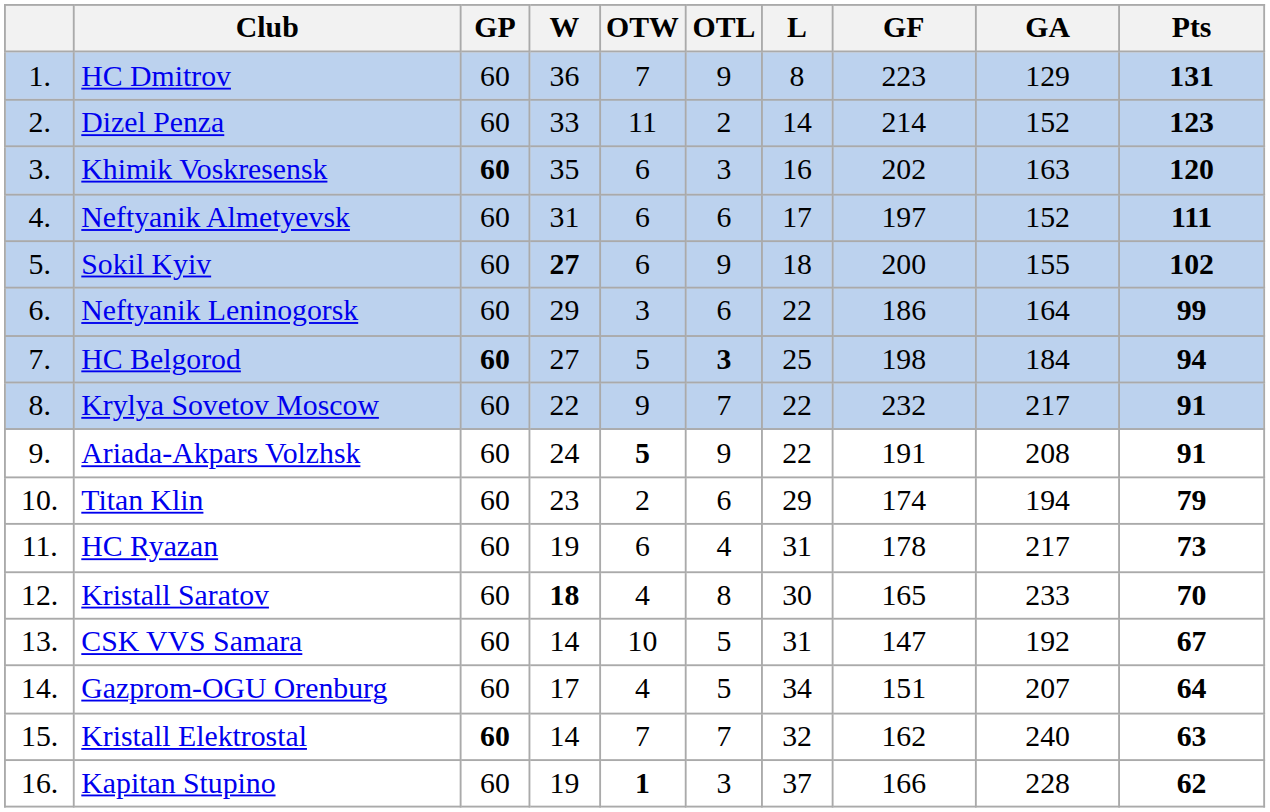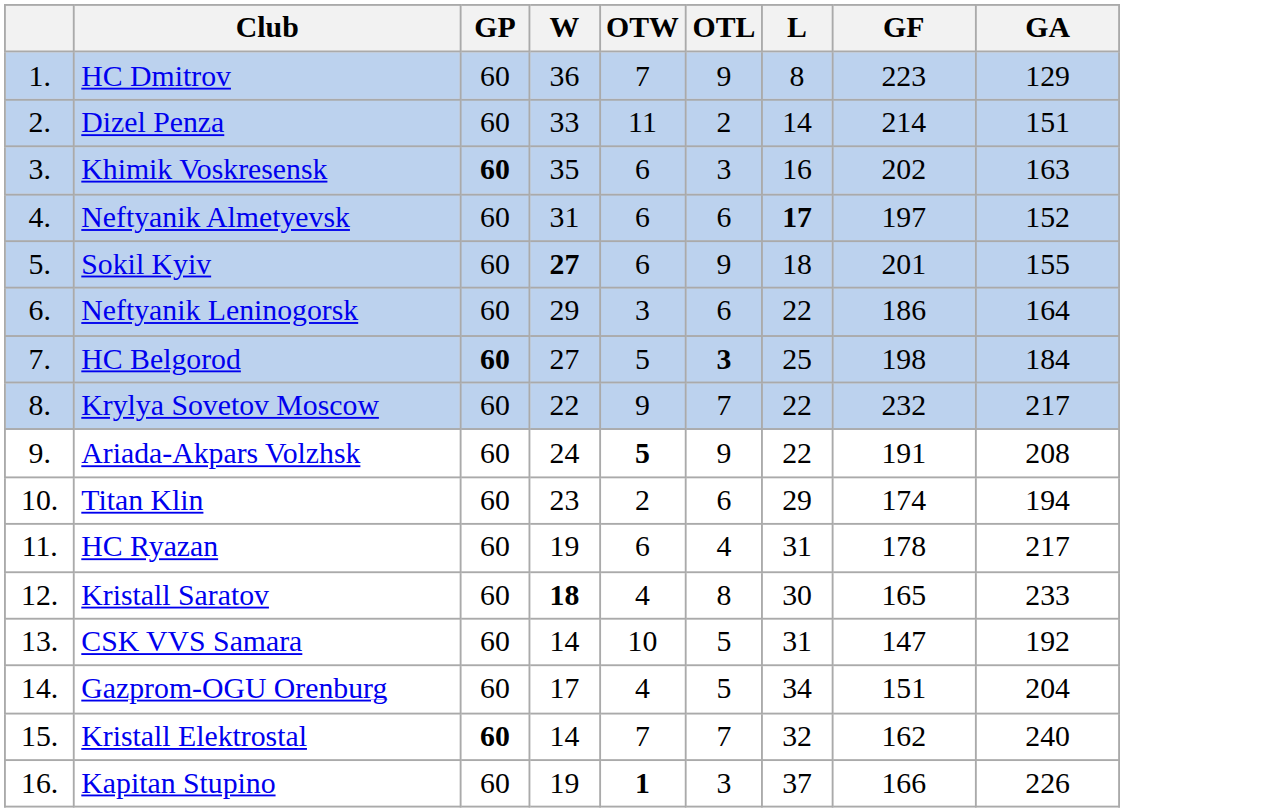- column: (1192, 28)
(1048, 122) 152 -> (1048, 122) 151
(797, 216) normal -> (797, 216) bold
(904, 264) 200 -> (904, 264) 201
(1048, 688) 207 -> (1048, 688) 204
(1048, 783) 228 -> (1048, 783) 226
